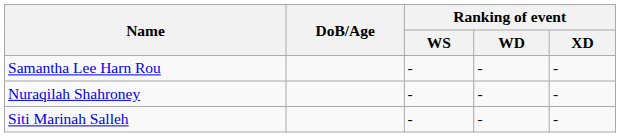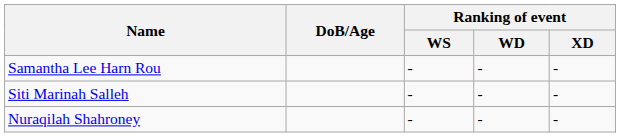rows swapped: (68, 119) <-> (74, 94)
